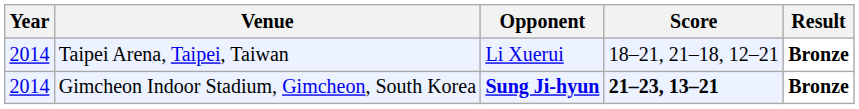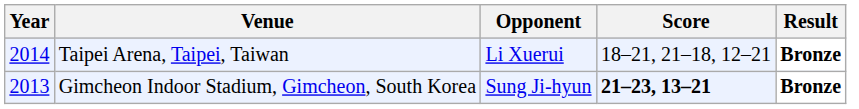(29, 87) 2014 -> (29, 87) 2013
(542, 87) bold -> (538, 87) normal
